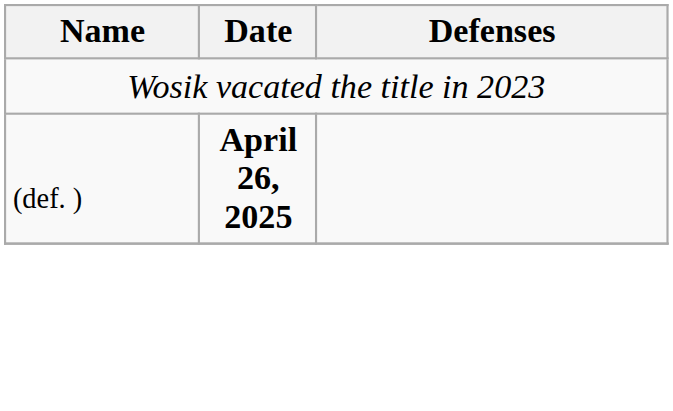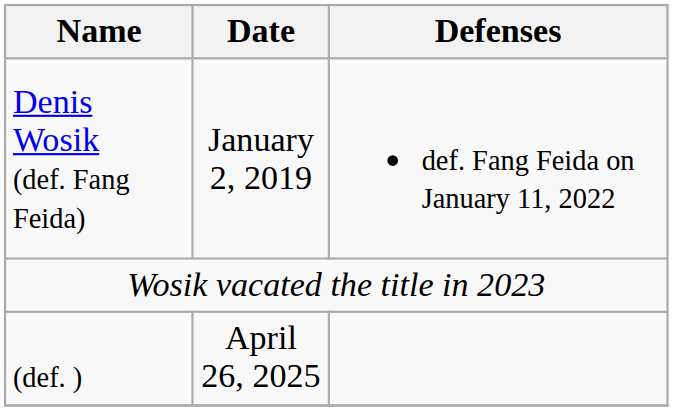+ row: (71, 157)
(258, 177) bold -> (261, 357) normal
